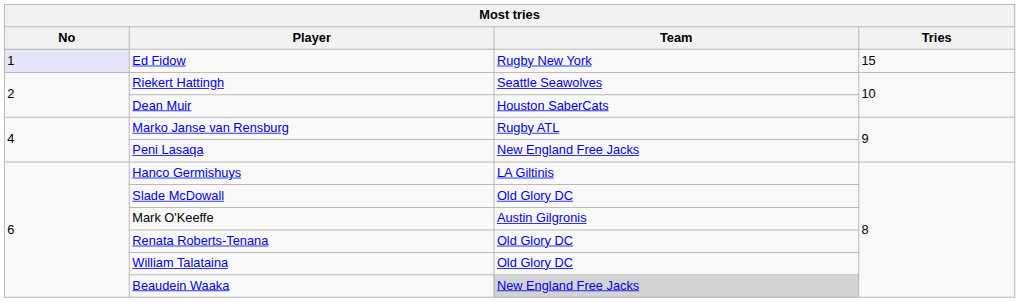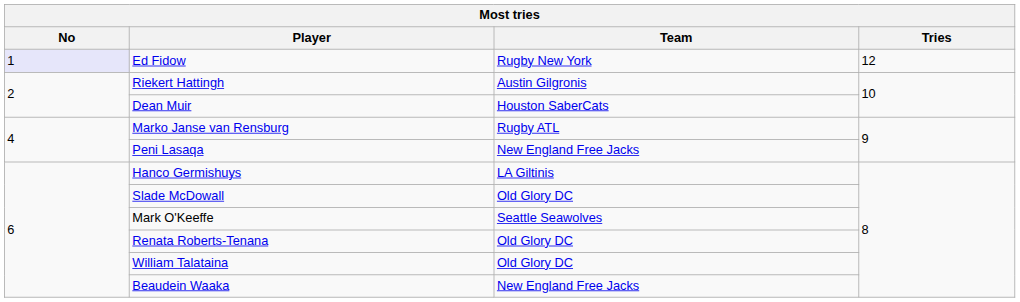(869, 60) 15 -> (869, 60) 12
(550, 83) Seattle Seawolves -> (542, 83) Austin Gilgronis
(542, 218) Austin Gilgronis -> (550, 218) Seattle Seawolves
(568, 285) lightgrey background -> (568, 285) no background
